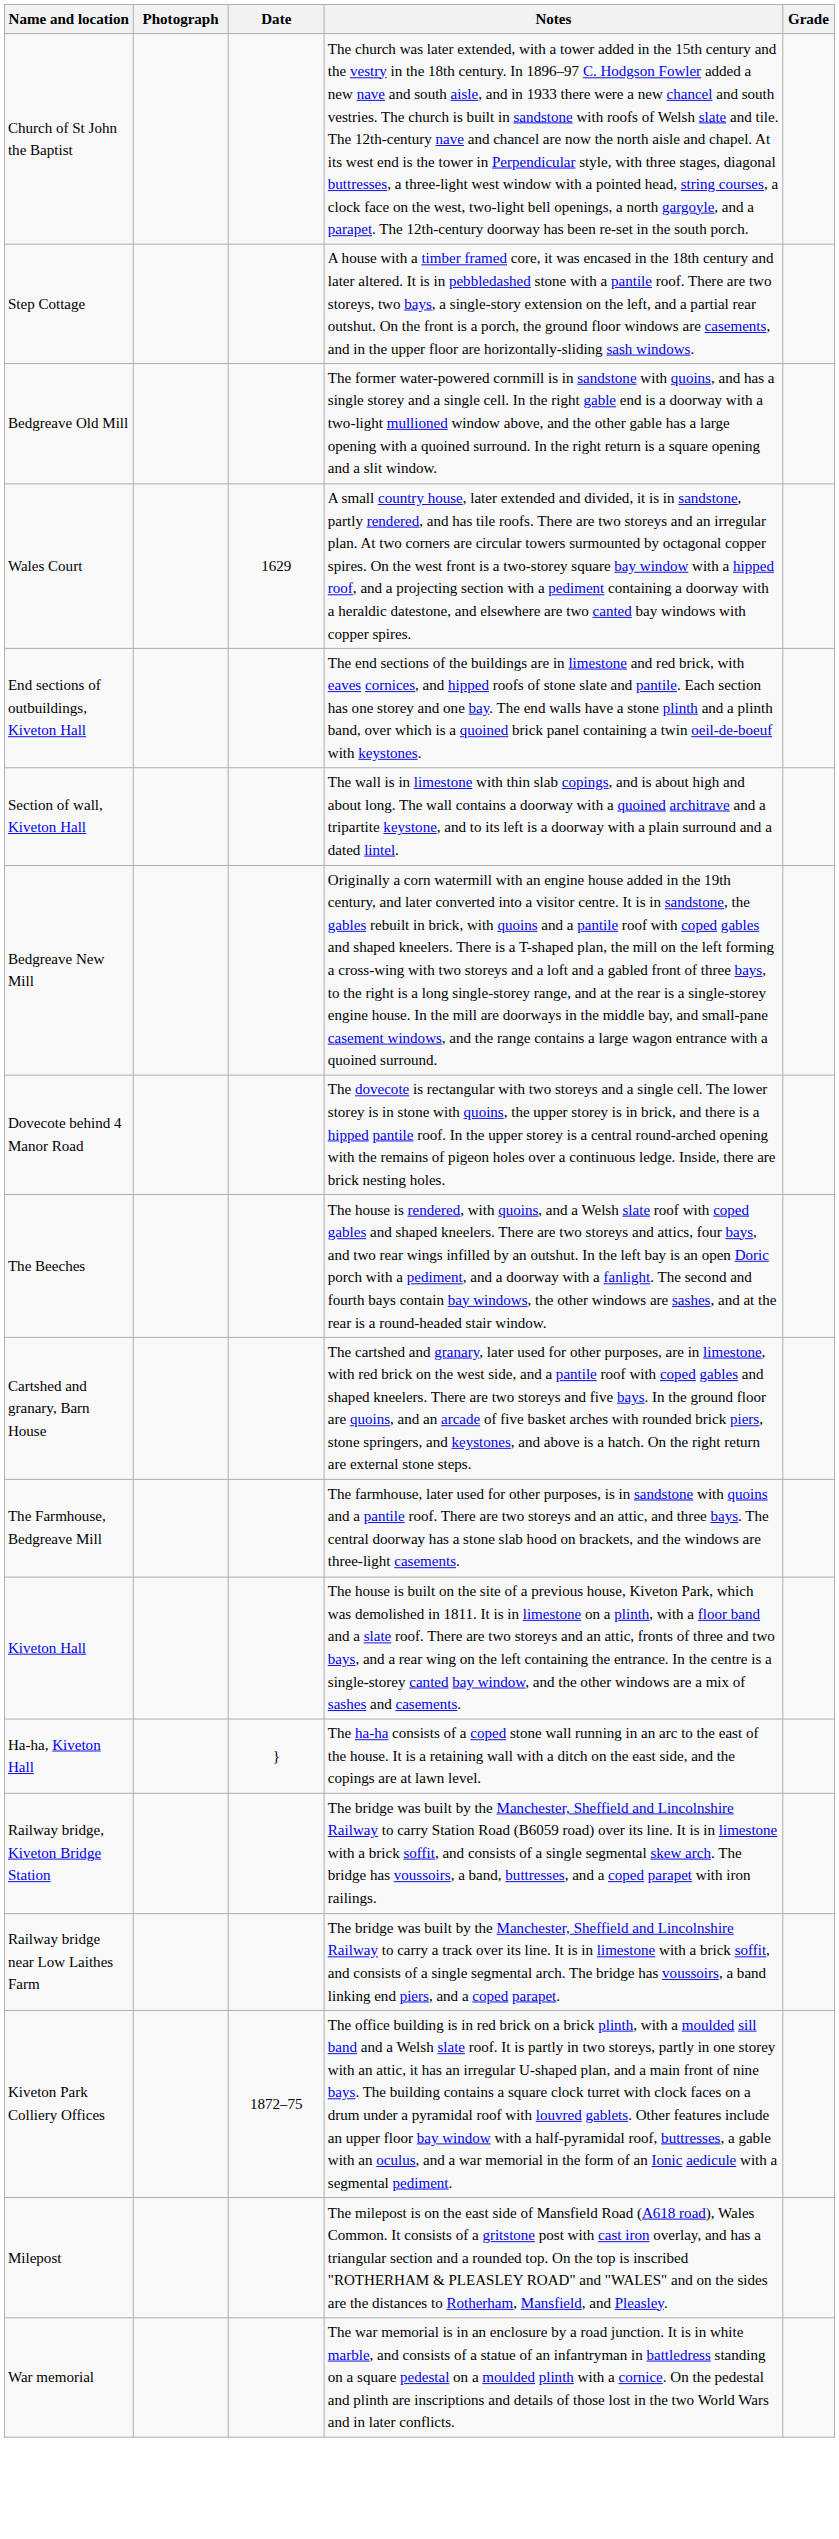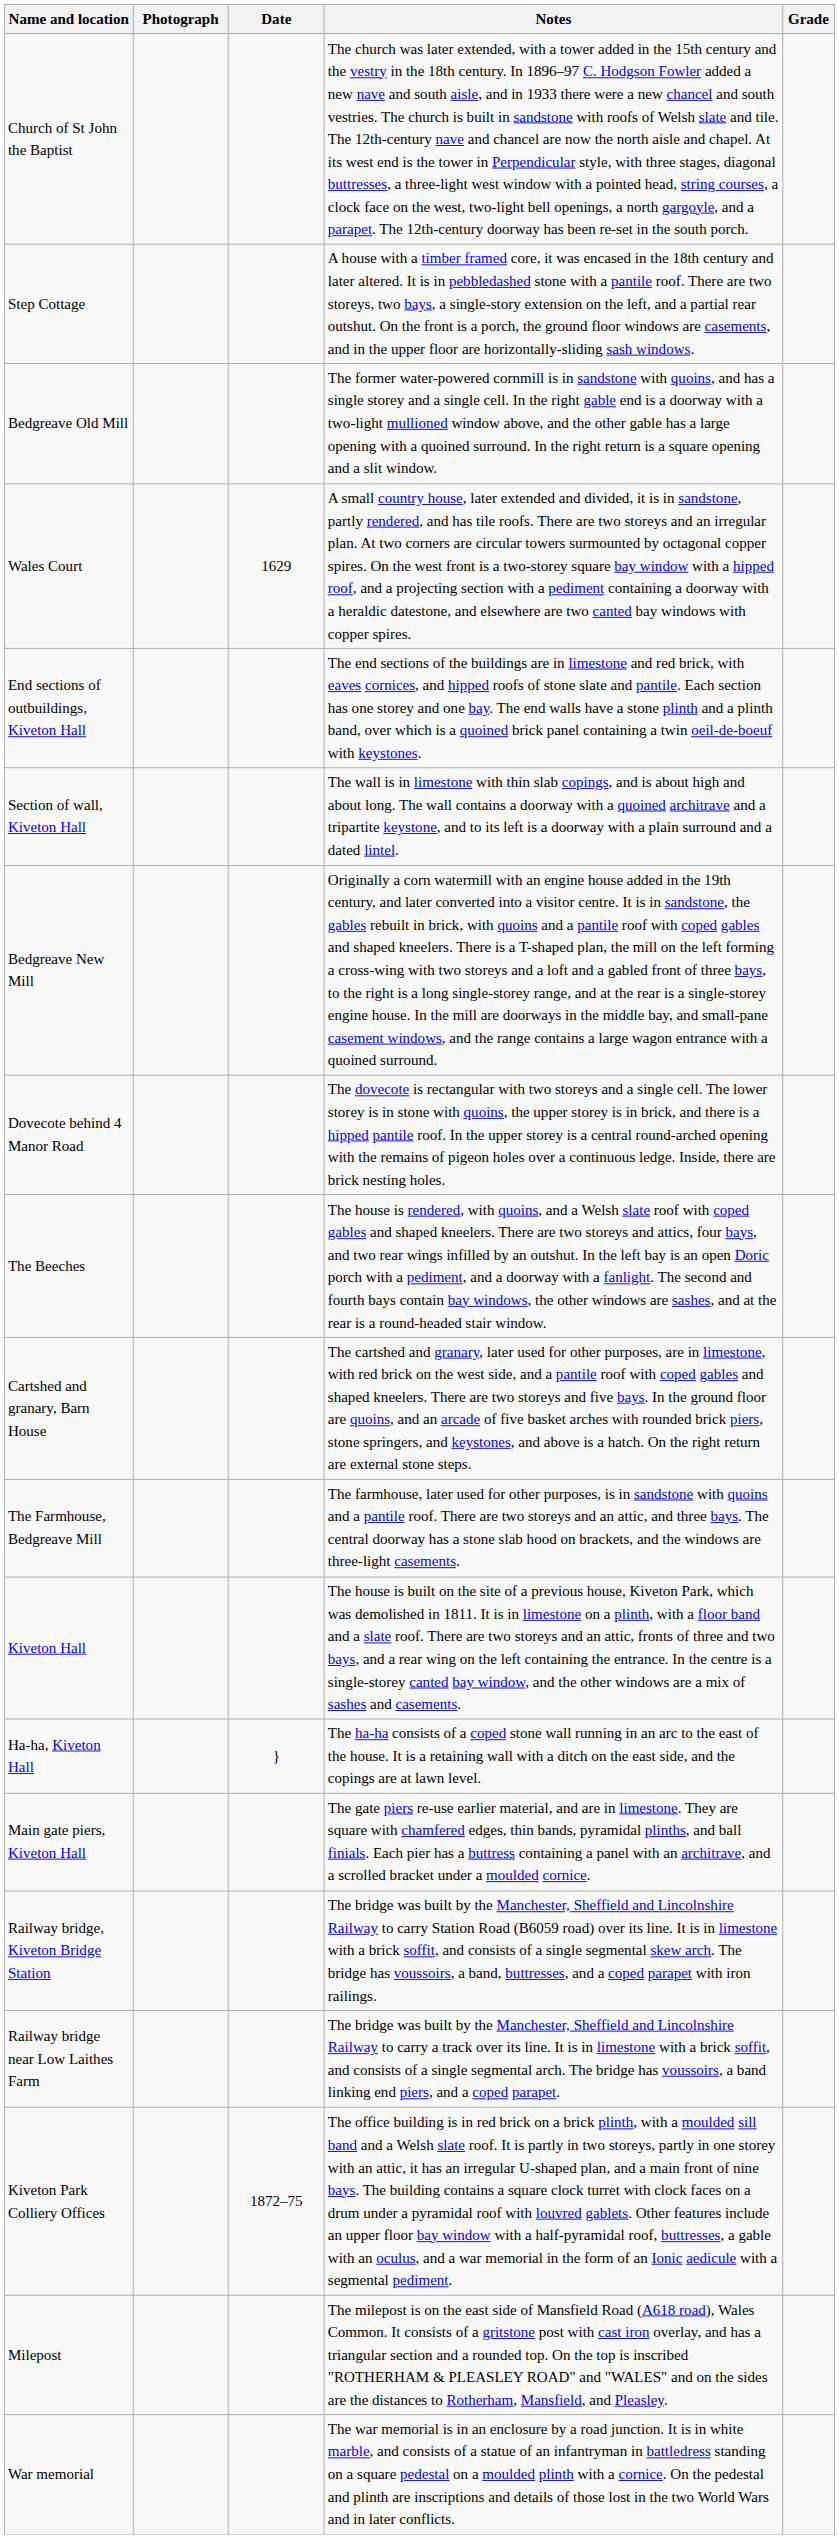+ row: (57, 1842)
